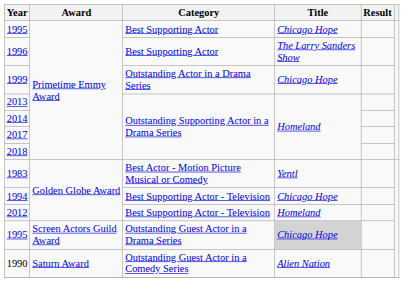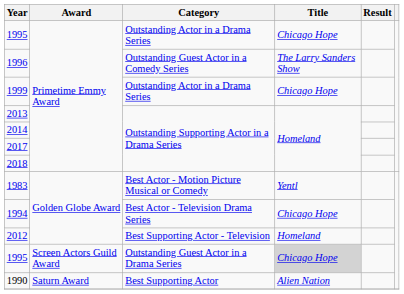(172, 29) Best Supporting Actor -> (188, 35) Outstanding Actor in a Drama Series
(172, 51) Best Supporting Actor -> (186, 63) Outstanding Guest Actor in a Comedy Series
(198, 196) Best Supporting Actor - Television -> (189, 213) Best Actor - Television Drama Series
(186, 263) Outstanding Guest Actor in a Comedy Series -> (172, 280) Best Supporting Actor
